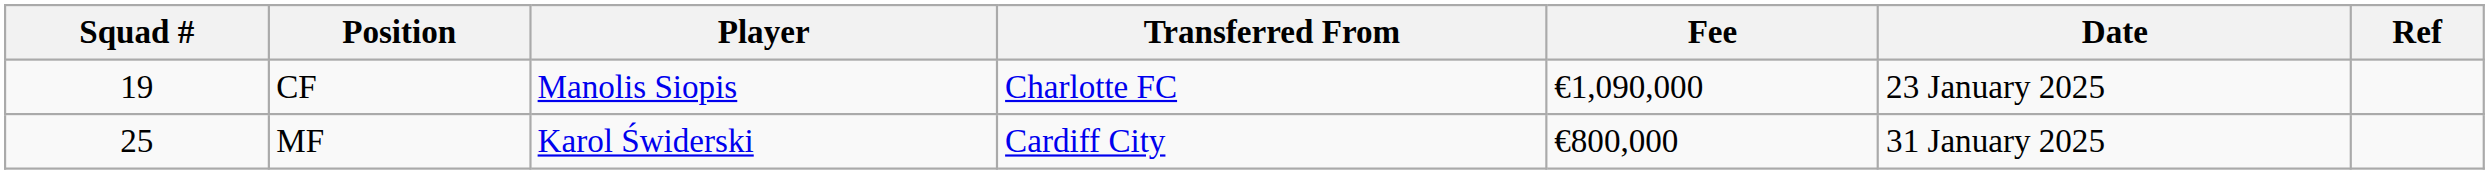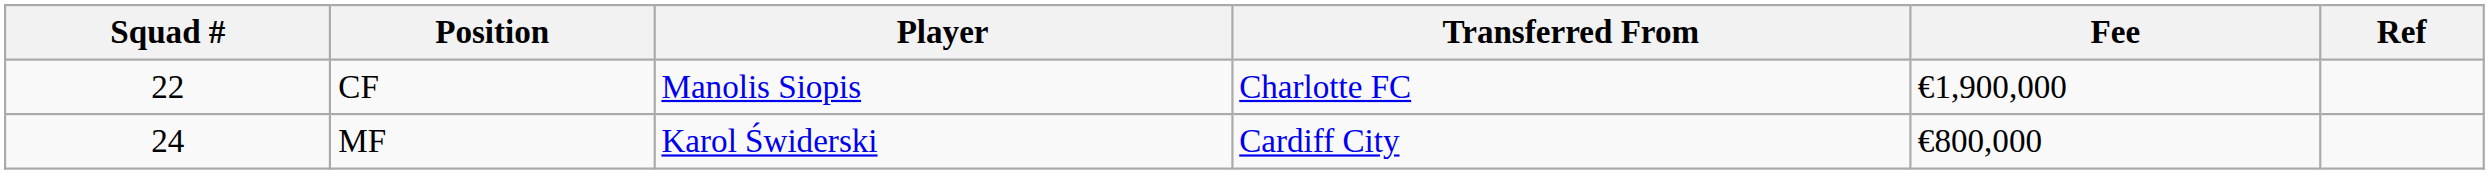- column: (2115, 32)
(137, 86) 19 -> (168, 86) 22
(1629, 86) €1,090,000 -> (1992, 86) €1,900,000
(137, 141) 25 -> (168, 141) 24
